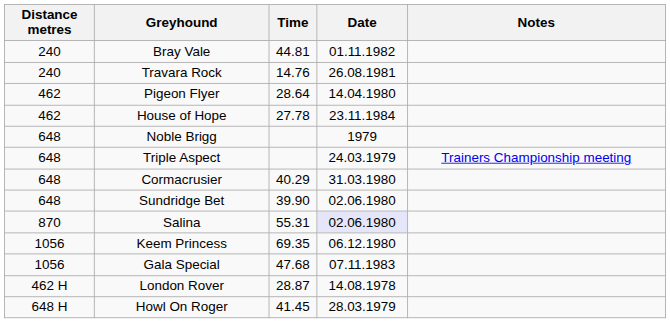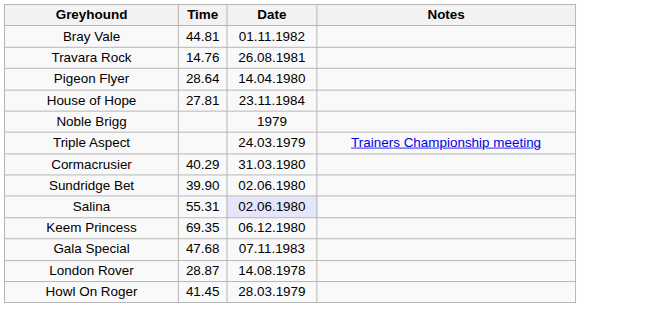- column: (50, 22)
(293, 115) 27.78 -> (203, 100) 27.81
